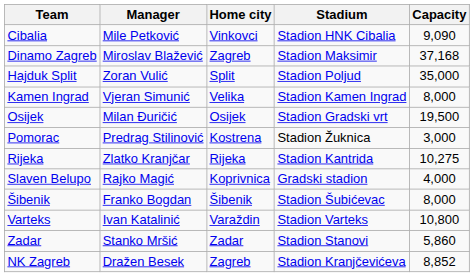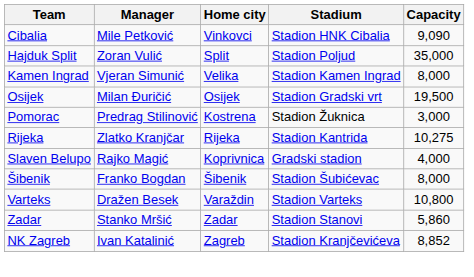- row: (52, 55)
(141, 220) Ivan Katalinić -> (138, 199) Dražen Besek
(143, 261) Dražen Besek -> (135, 240) Ivan Katalinić
